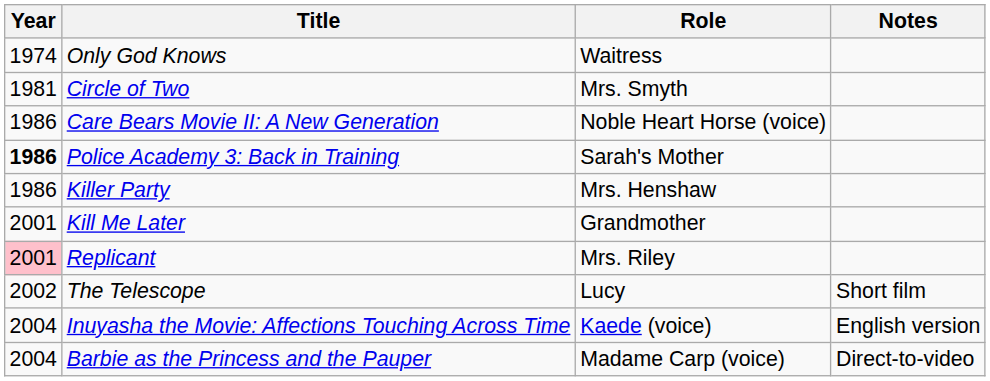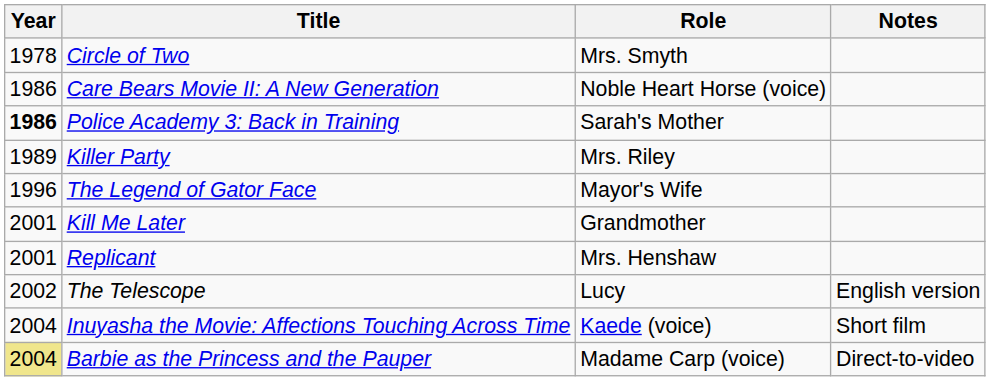- row: (147, 55)
(33, 88) 1981 -> (33, 55) 1978
(33, 190) 1986 -> (33, 156) 1989
(648, 190) Mrs. Henshaw -> (628, 156) Mrs. Riley
+ row: (192, 190)
(33, 257) pink background -> (33, 257) no background
(628, 257) Mrs. Riley -> (648, 257) Mrs. Henshaw
(881, 291) Short film -> (908, 291) English version
(908, 325) English version -> (881, 325) Short film
(33, 358) no background -> (33, 358) khaki background
